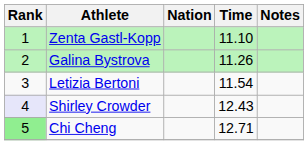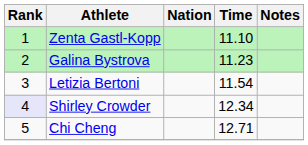(236, 60) 11.26 -> (236, 60) 11.23
(236, 106) 12.43 -> (236, 106) 12.34
(25, 128) lightgreen background -> (25, 128) no background
